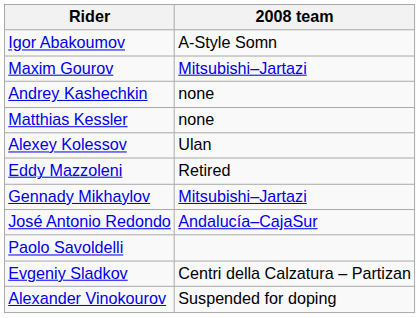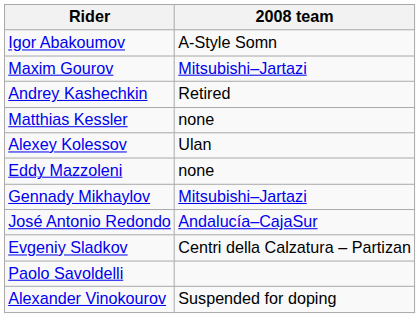(196, 94) none -> (204, 94) Retired
(204, 171) Retired -> (196, 171) none
rows swapped: (66, 247) <-> (68, 273)
